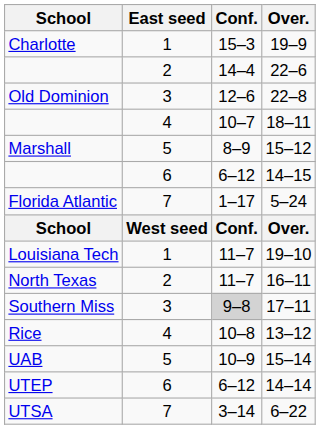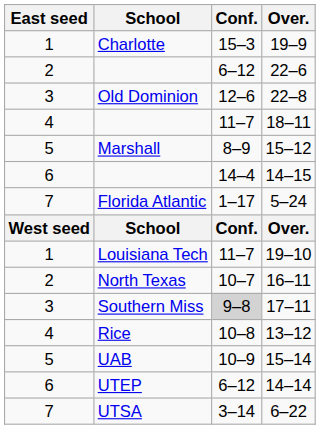columns swapped: (167, 18) <-> (63, 18)
(237, 70) 14–4 -> (237, 70) 6–12
(237, 123) 10–7 -> (237, 123) 11–7
(237, 175) 6–12 -> (237, 175) 14–4
(237, 280) 11–7 -> (237, 280) 10–7
